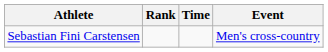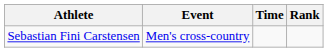columns swapped: (268, 15) <-> (161, 15)
